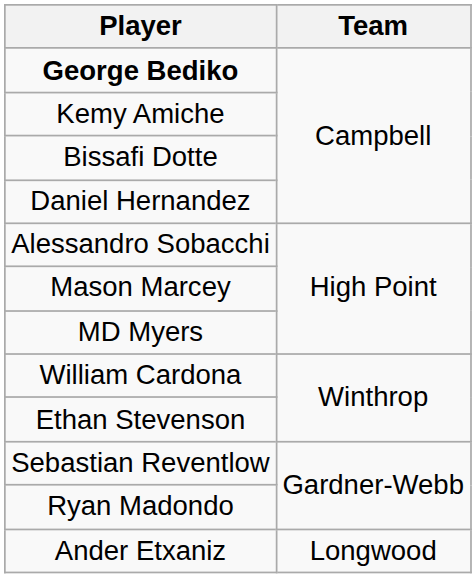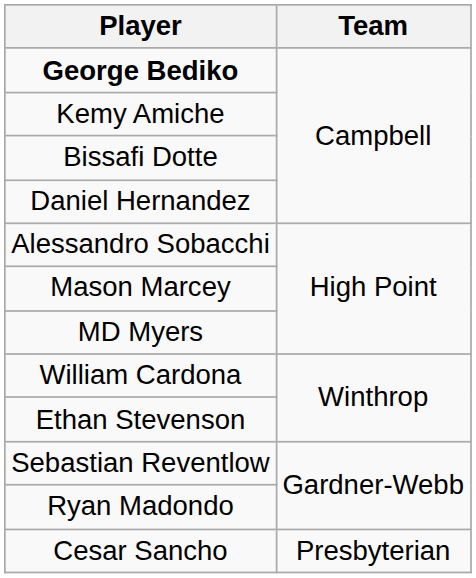- row: (140, 550)
+ row: (140, 550)
